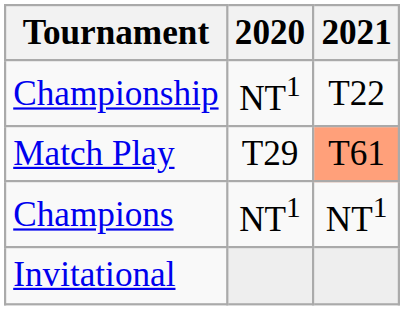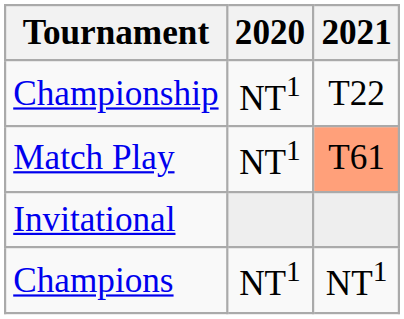(270, 153) T29 -> (270, 158) NT1
rows swapped: (94, 274) <-> (93, 214)
